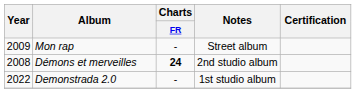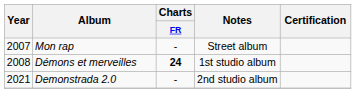(19, 46) 2009 -> (19, 46) 2007
(237, 63) 2nd studio album -> (237, 63) 1st studio album
(19, 79) 2022 -> (19, 79) 2021
(237, 79) 1st studio album -> (237, 79) 2nd studio album
